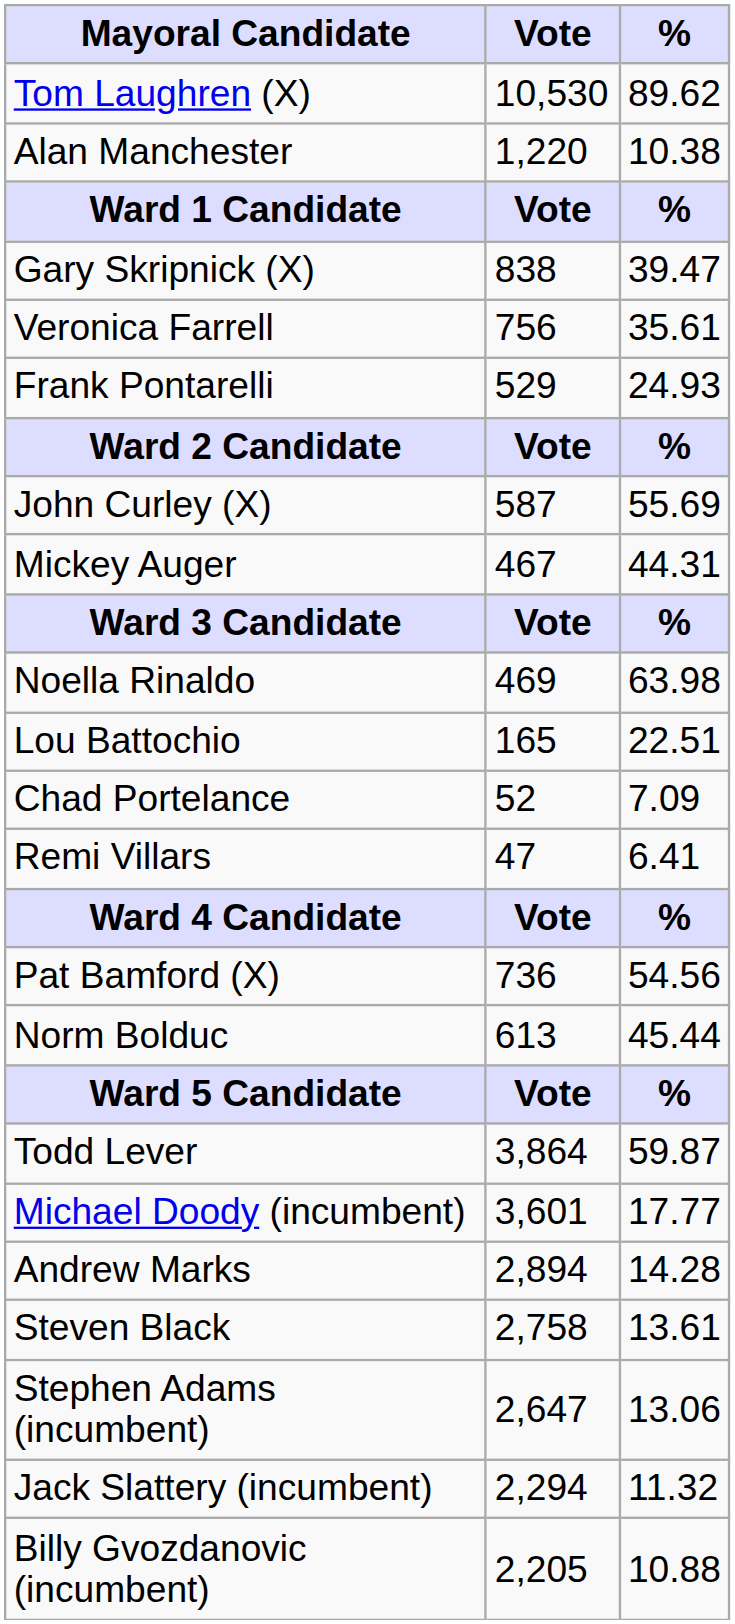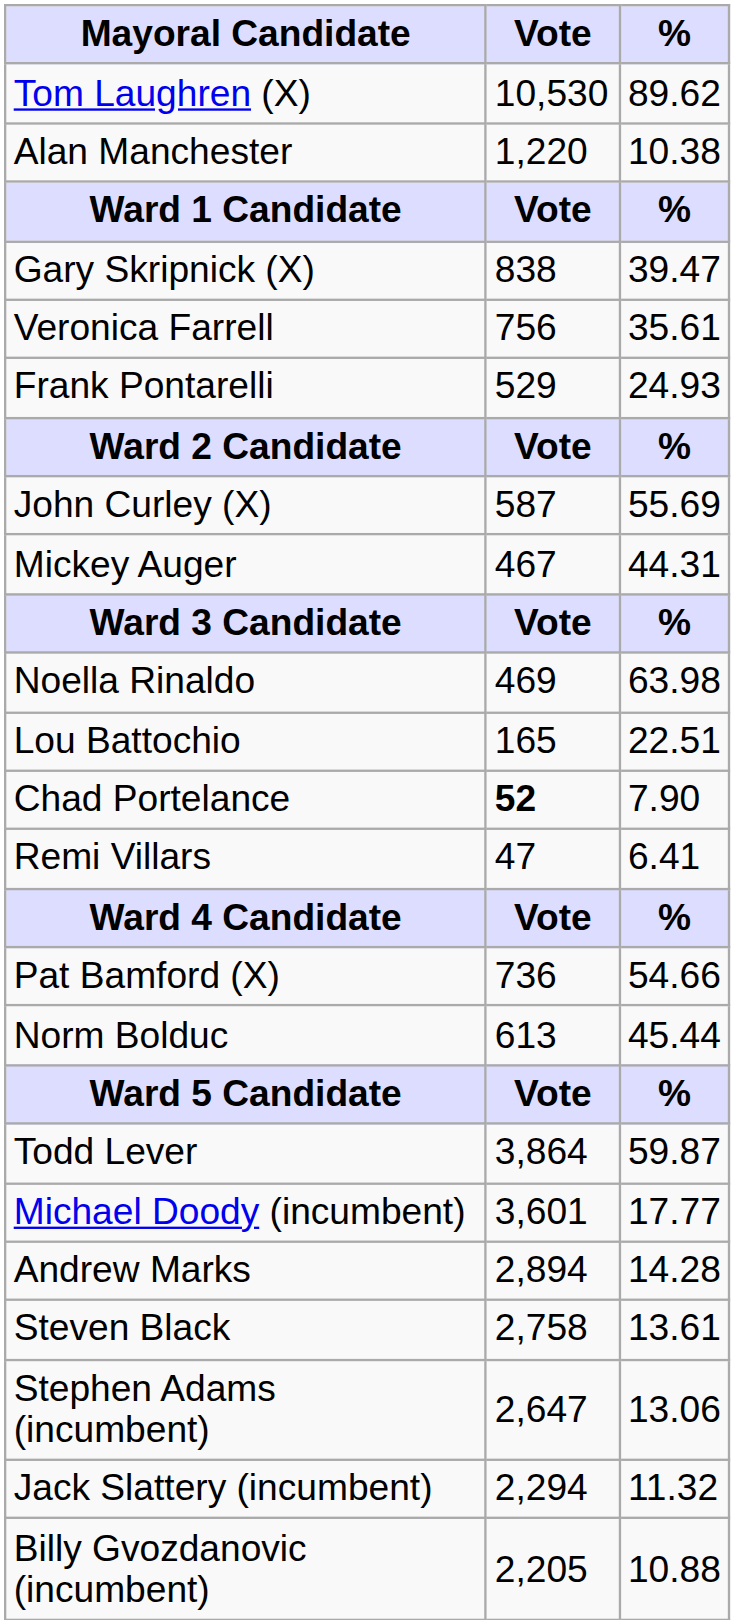(515, 799) normal -> (515, 799) bold
(664, 799) 7.09 -> (664, 799) 7.90
(674, 975) 54.56 -> (674, 975) 54.66
